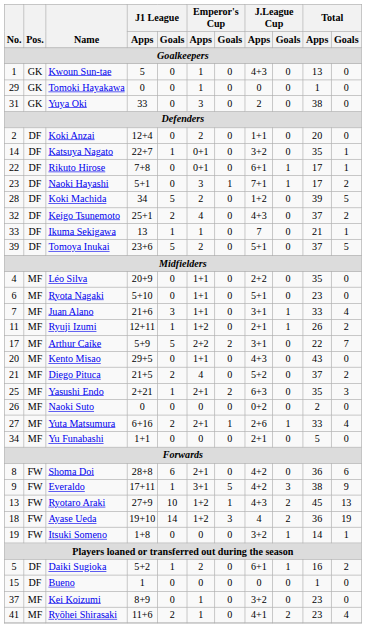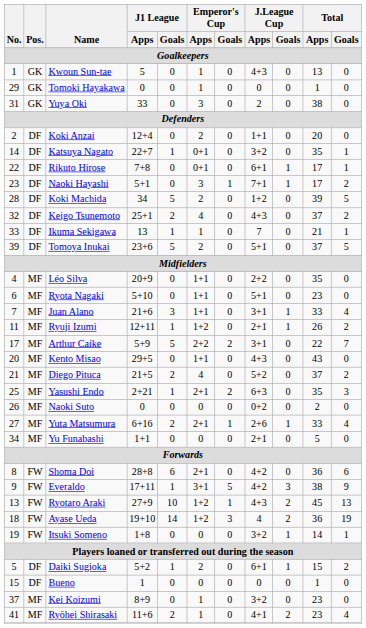(317, 567) 16 -> (317, 567) 15
